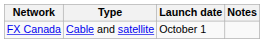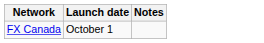- column: (110, 13)
